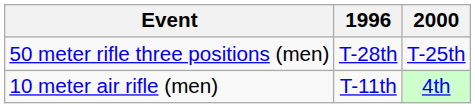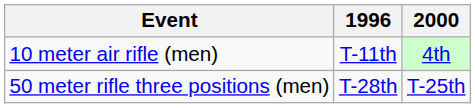rows swapped: (169, 53) <-> (114, 86)
